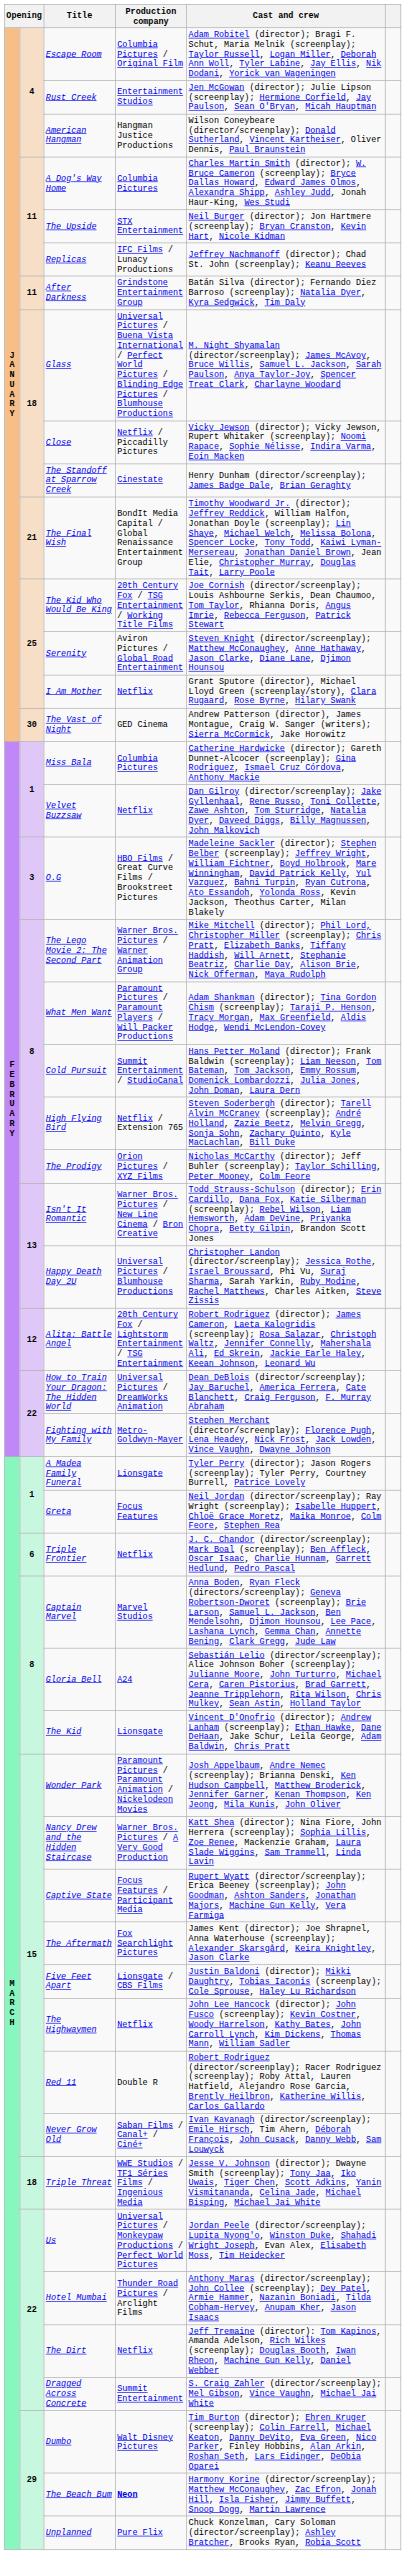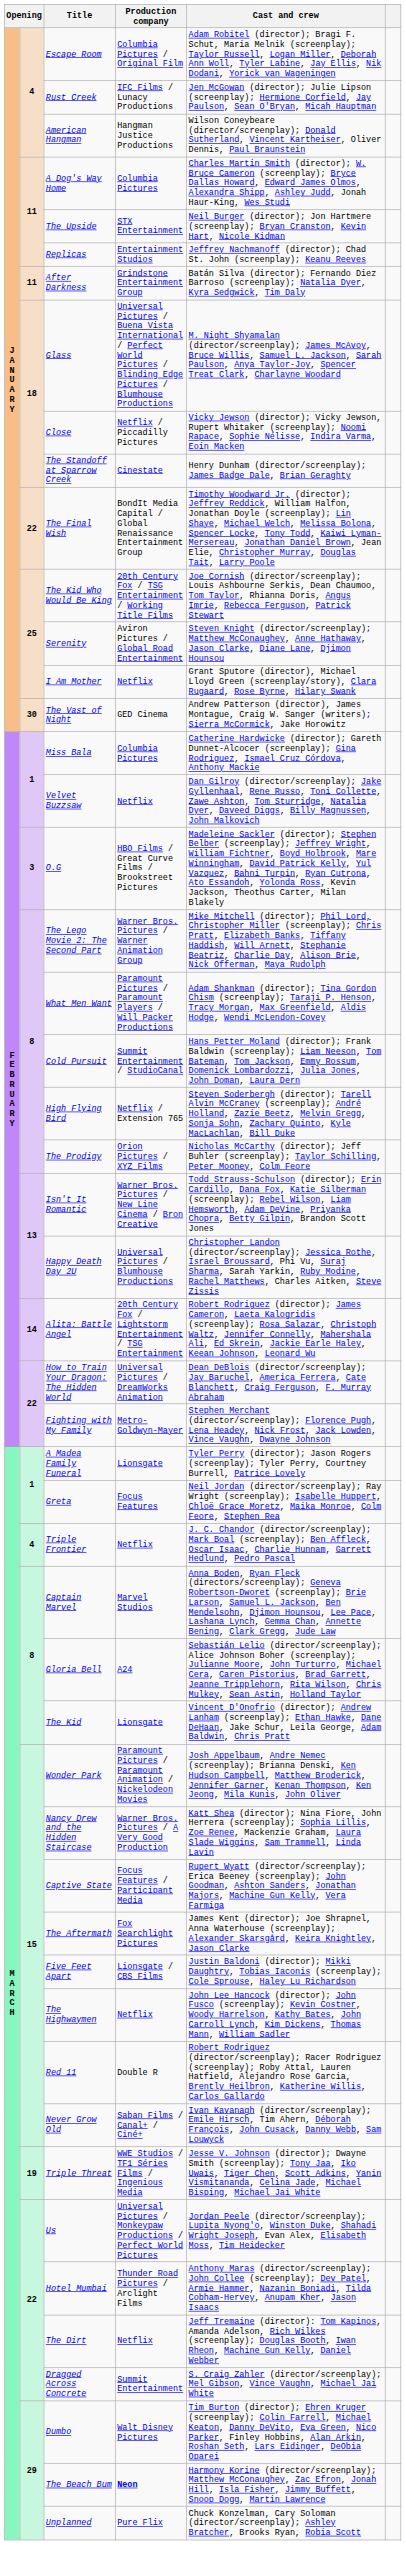(150, 97) Entertainment Studios -> (145, 97) IFC Films / Lunacy Productions
(145, 260) IFC Films / Lunacy Productions -> (150, 255) Entertainment Studios
(32, 538) 21 -> (32, 528) 22
(32, 1339) 12 -> (32, 1330) 14
(32, 1555) 6 -> (32, 1545) 4
(32, 2183) 18 -> (32, 2173) 19
